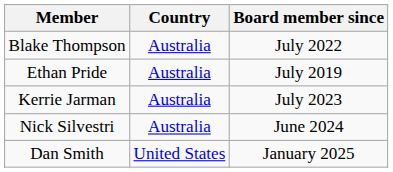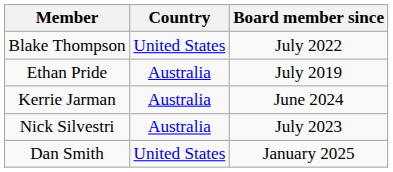(179, 45) Australia -> (179, 45) United States
(309, 99) July 2023 -> (309, 99) June 2024
(309, 126) June 2024 -> (309, 126) July 2023
